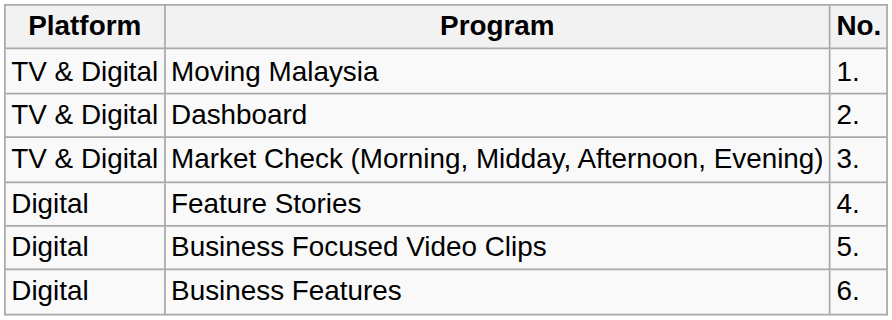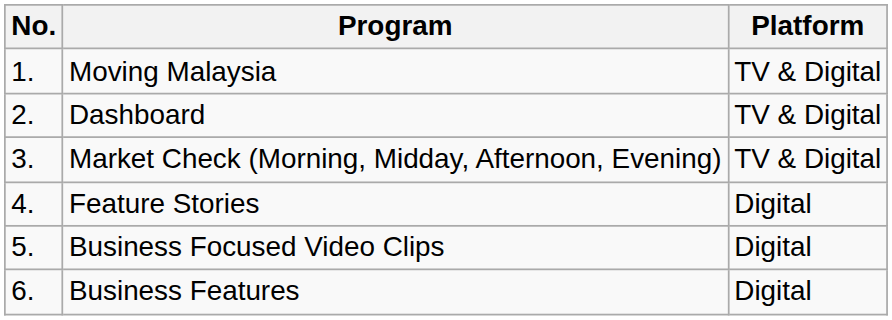columns swapped: (859, 26) <-> (85, 26)
